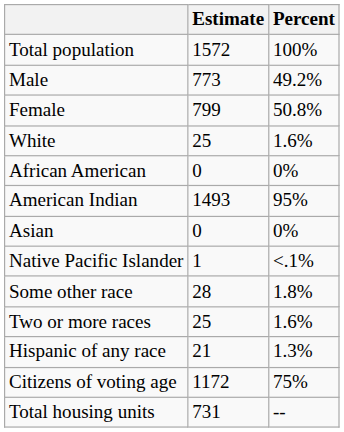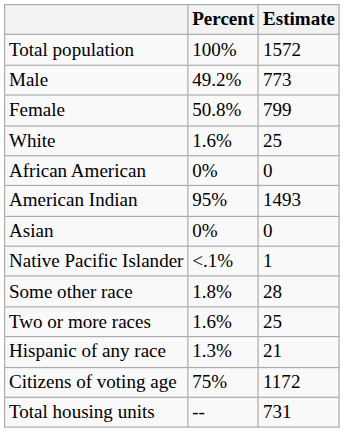columns swapped: (228, 19) <-> (304, 19)
